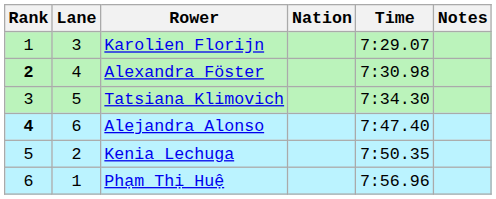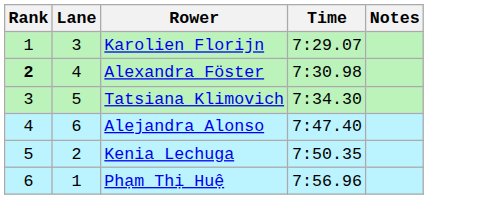- column: (322, 18)
(29, 127) bold -> (29, 127) normal
